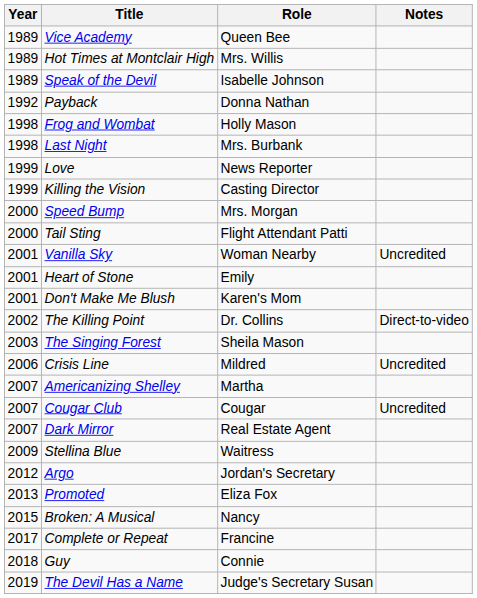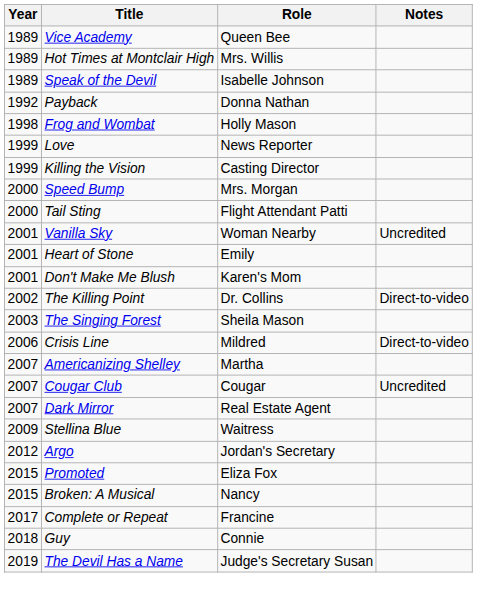- row: (76, 146)
(413, 364) Uncredited -> (424, 342) Direct-to-video
(23, 495) 2013 -> (23, 473) 2015
